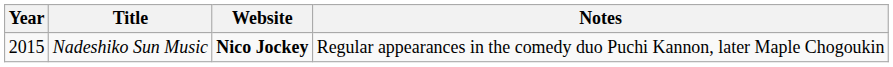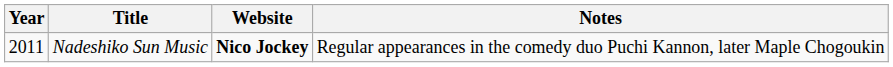(27, 47) 2015 -> (26, 47) 2011
